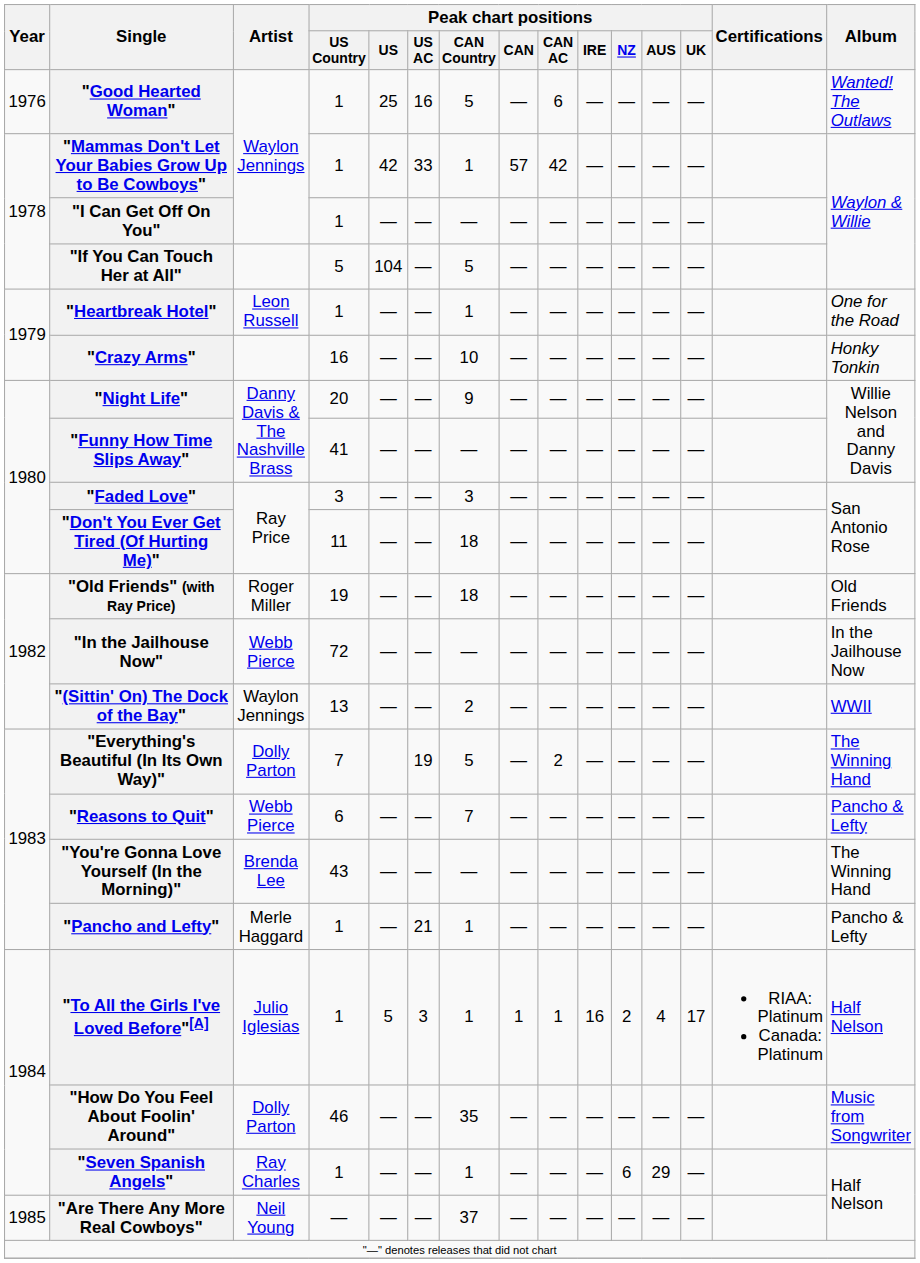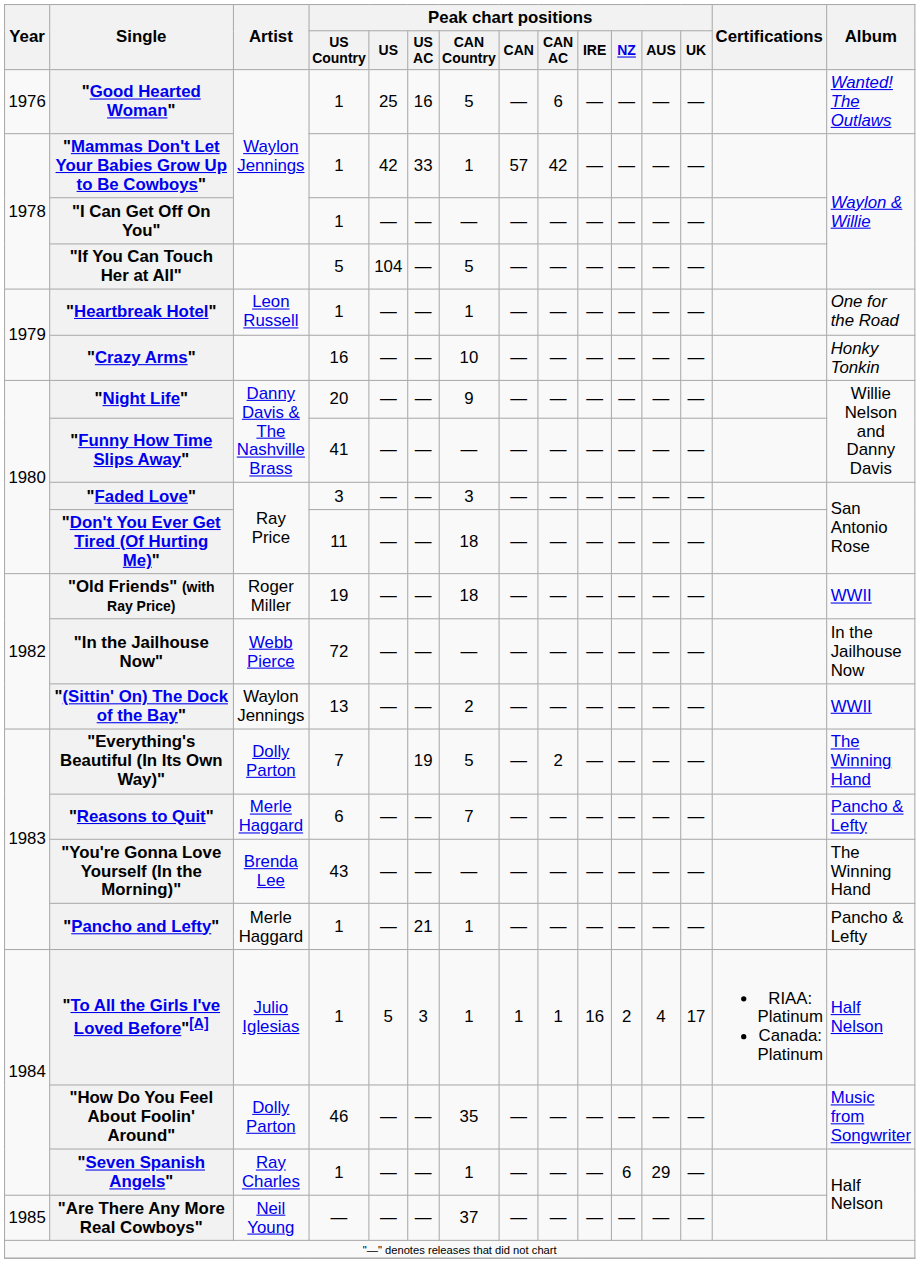(859, 596) Old Friends -> (851, 596) WWII
(271, 816) Webb Pierce -> (271, 816) Merle Haggard
